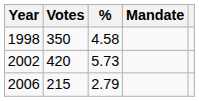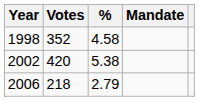(58, 38) 350 -> (58, 38) 352
(105, 61) 5.73 -> (105, 61) 5.38
(58, 84) 215 -> (58, 84) 218
